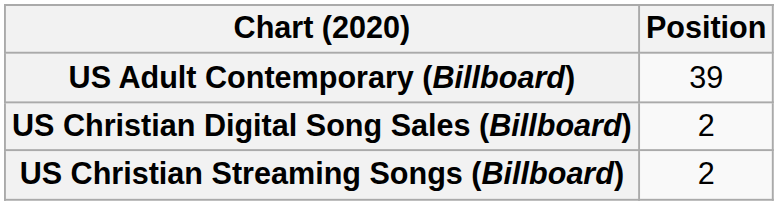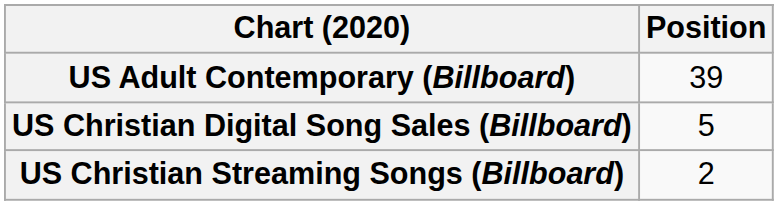(706, 125) 2 -> (706, 125) 5
